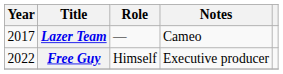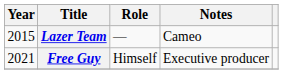(21, 36) 2017 -> (21, 36) 2015
(21, 58) 2022 -> (21, 58) 2021
